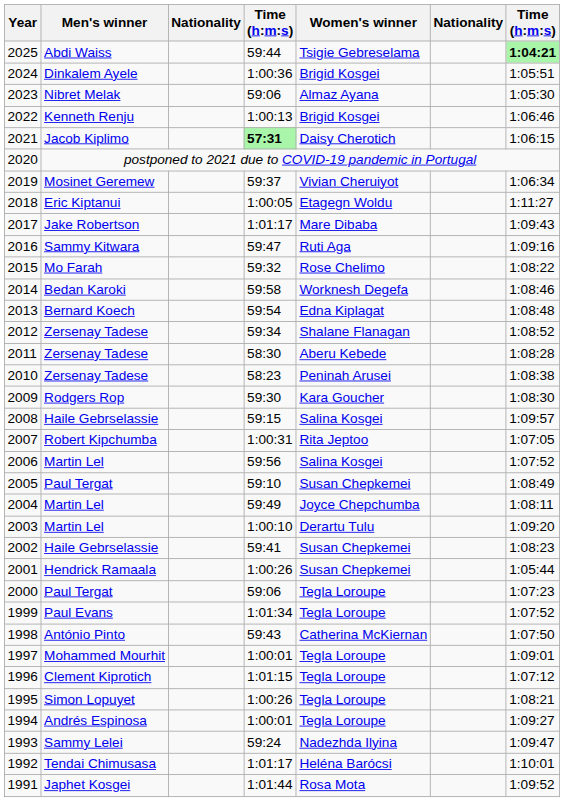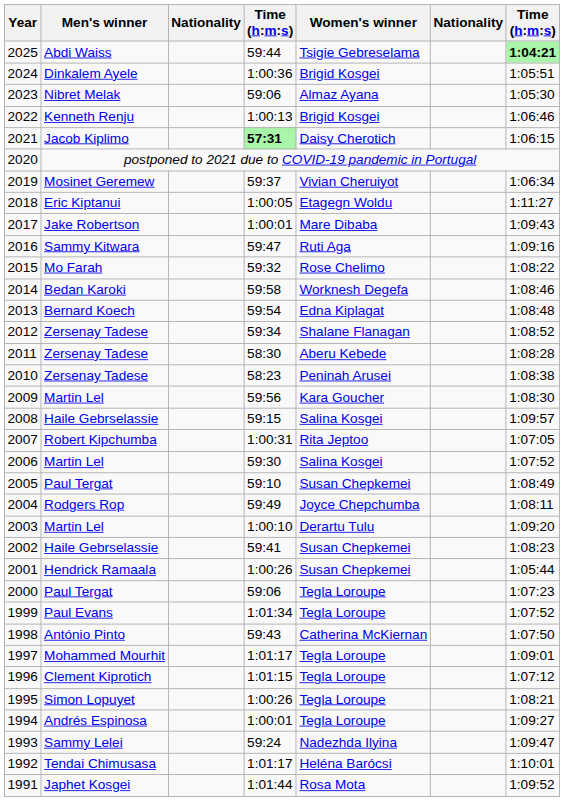(270, 224) 1:01:17 -> (270, 224) 1:00:01
(84, 397) Rodgers Rop -> (74, 397) Martin Lel
(264, 397) 59:30 -> (264, 397) 59:56
(264, 461) 59:56 -> (264, 461) 59:30
(74, 505) Martin Lel -> (84, 505) Rodgers Rop
(270, 656) 1:00:01 -> (270, 656) 1:01:17
